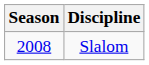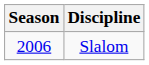(34, 45) 2008 -> (34, 45) 2006
